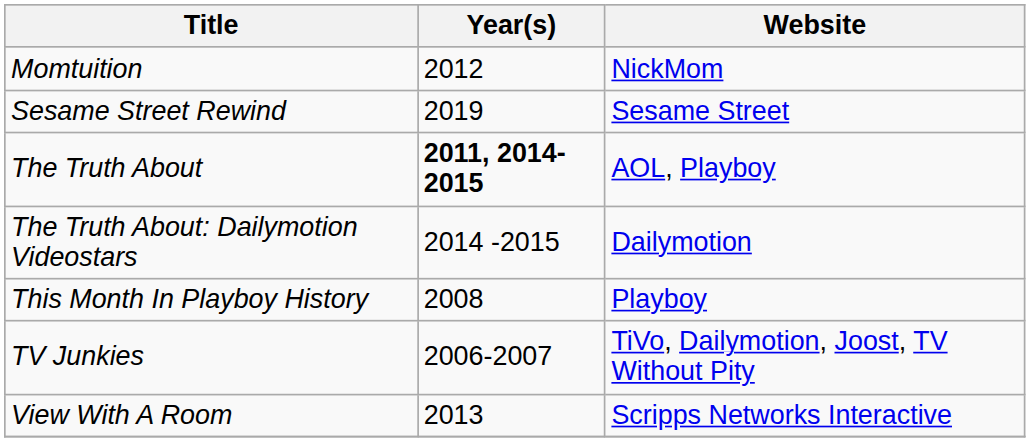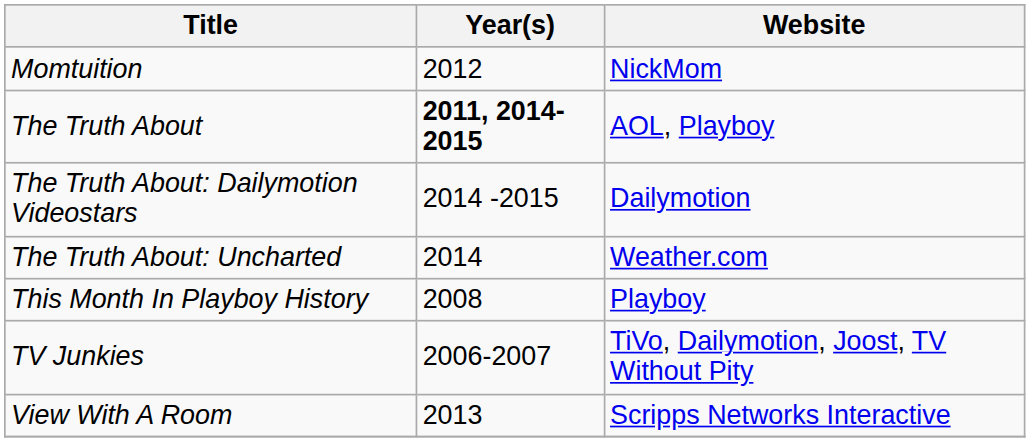- row: (148, 111)
+ row: (176, 256)
